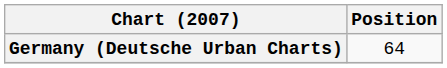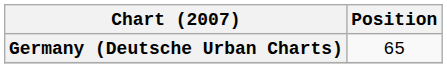(394, 49) 64 -> (394, 49) 65
